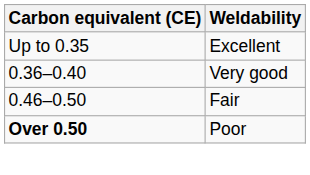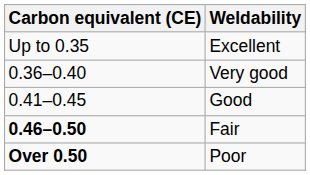+ row: (231, 101)
(47, 101) normal -> (47, 128) bold
